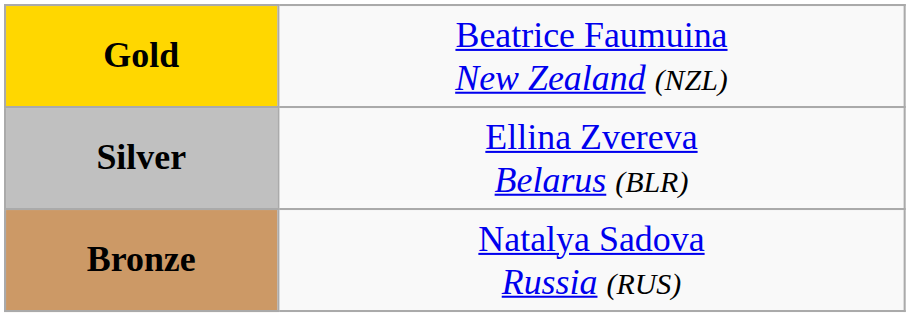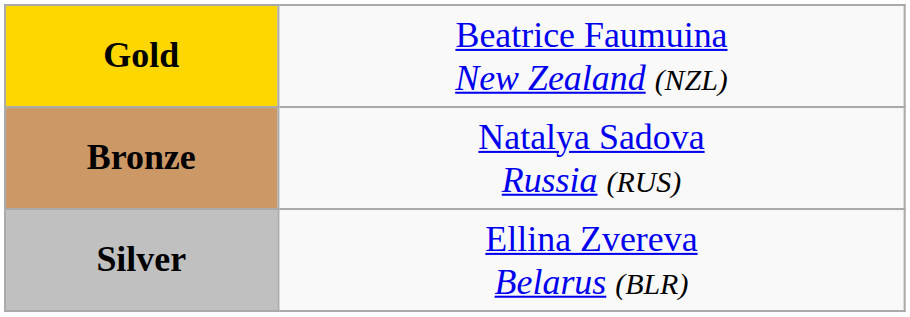rows swapped: (141, 157) <-> (141, 259)
